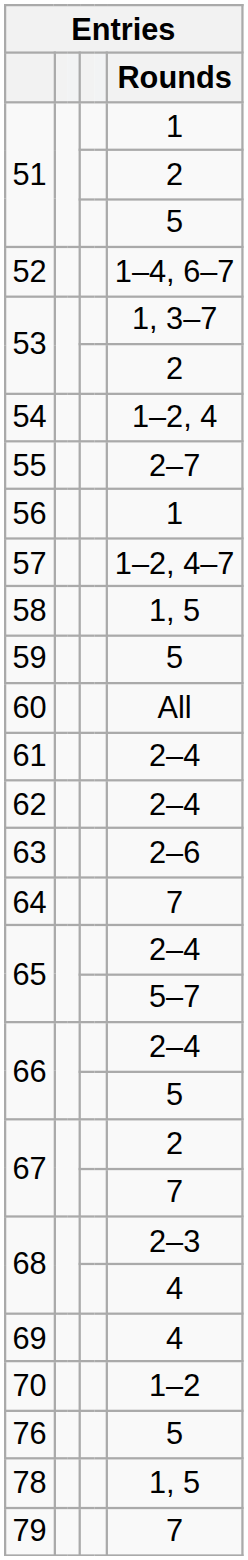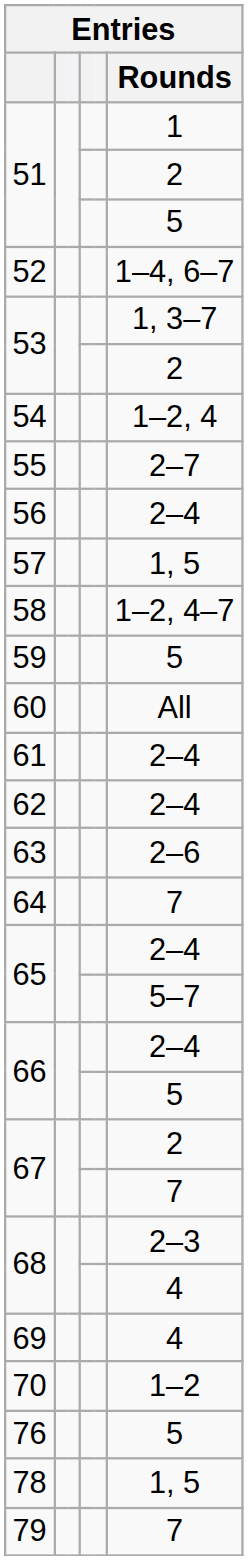(175, 513) 1 -> (175, 513) 2–4
(175, 562) 1–2, 4–7 -> (175, 562) 1, 5
(175, 610) 1, 5 -> (175, 610) 1–2, 4–7
